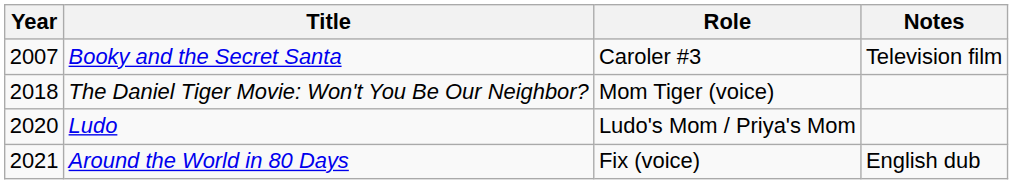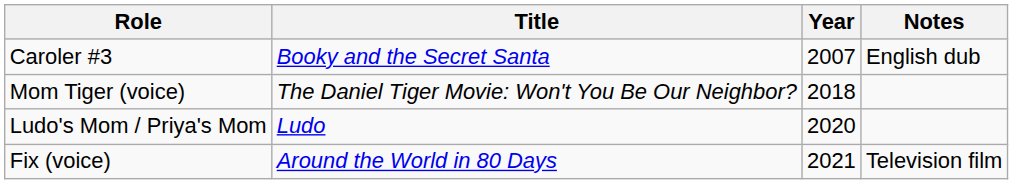columns swapped: (34, 21) <-> (727, 21)
(934, 56) Television film -> (923, 56) English dub
(923, 160) English dub -> (934, 160) Television film
